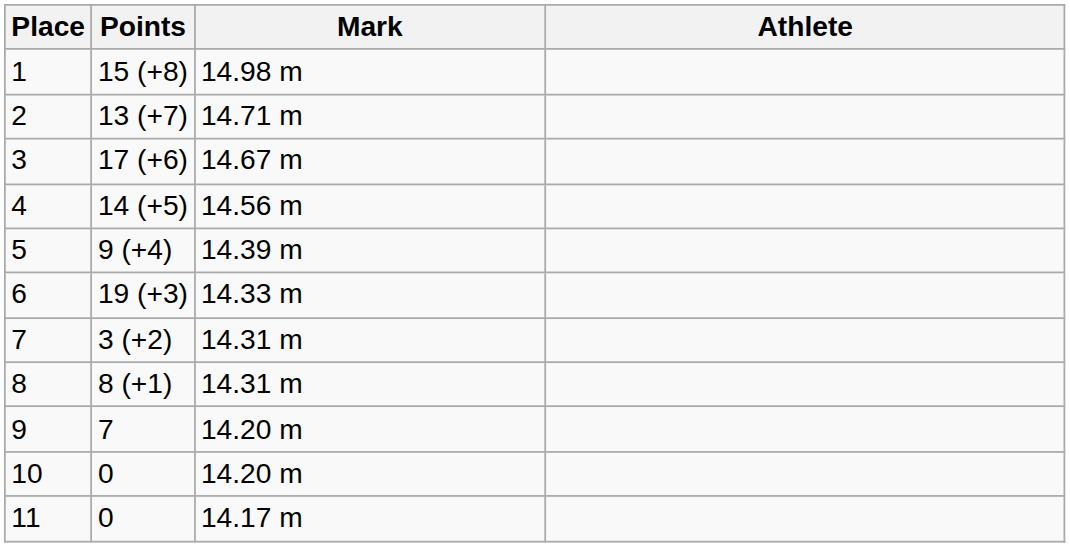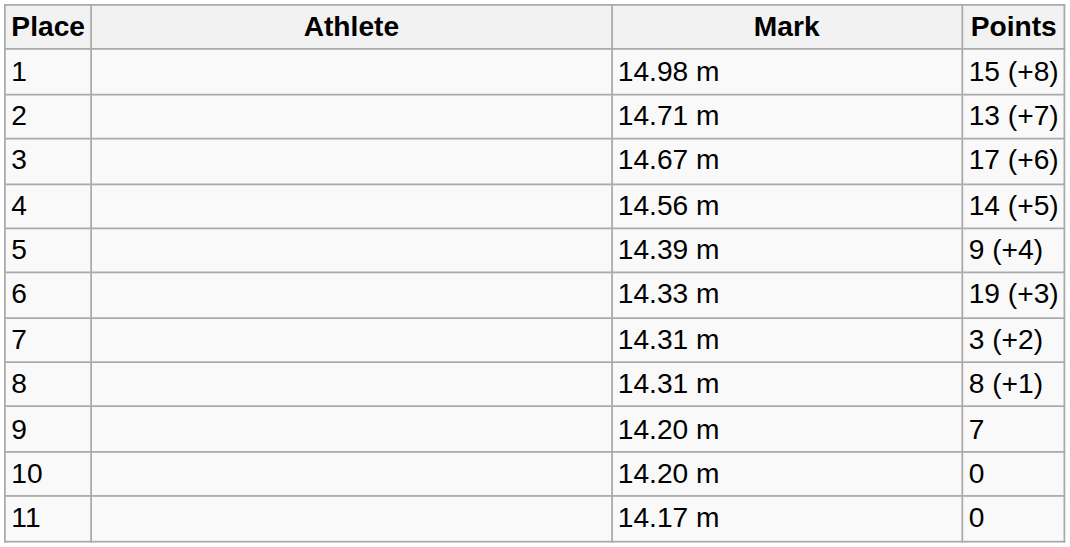columns swapped: (805, 26) <-> (143, 26)
